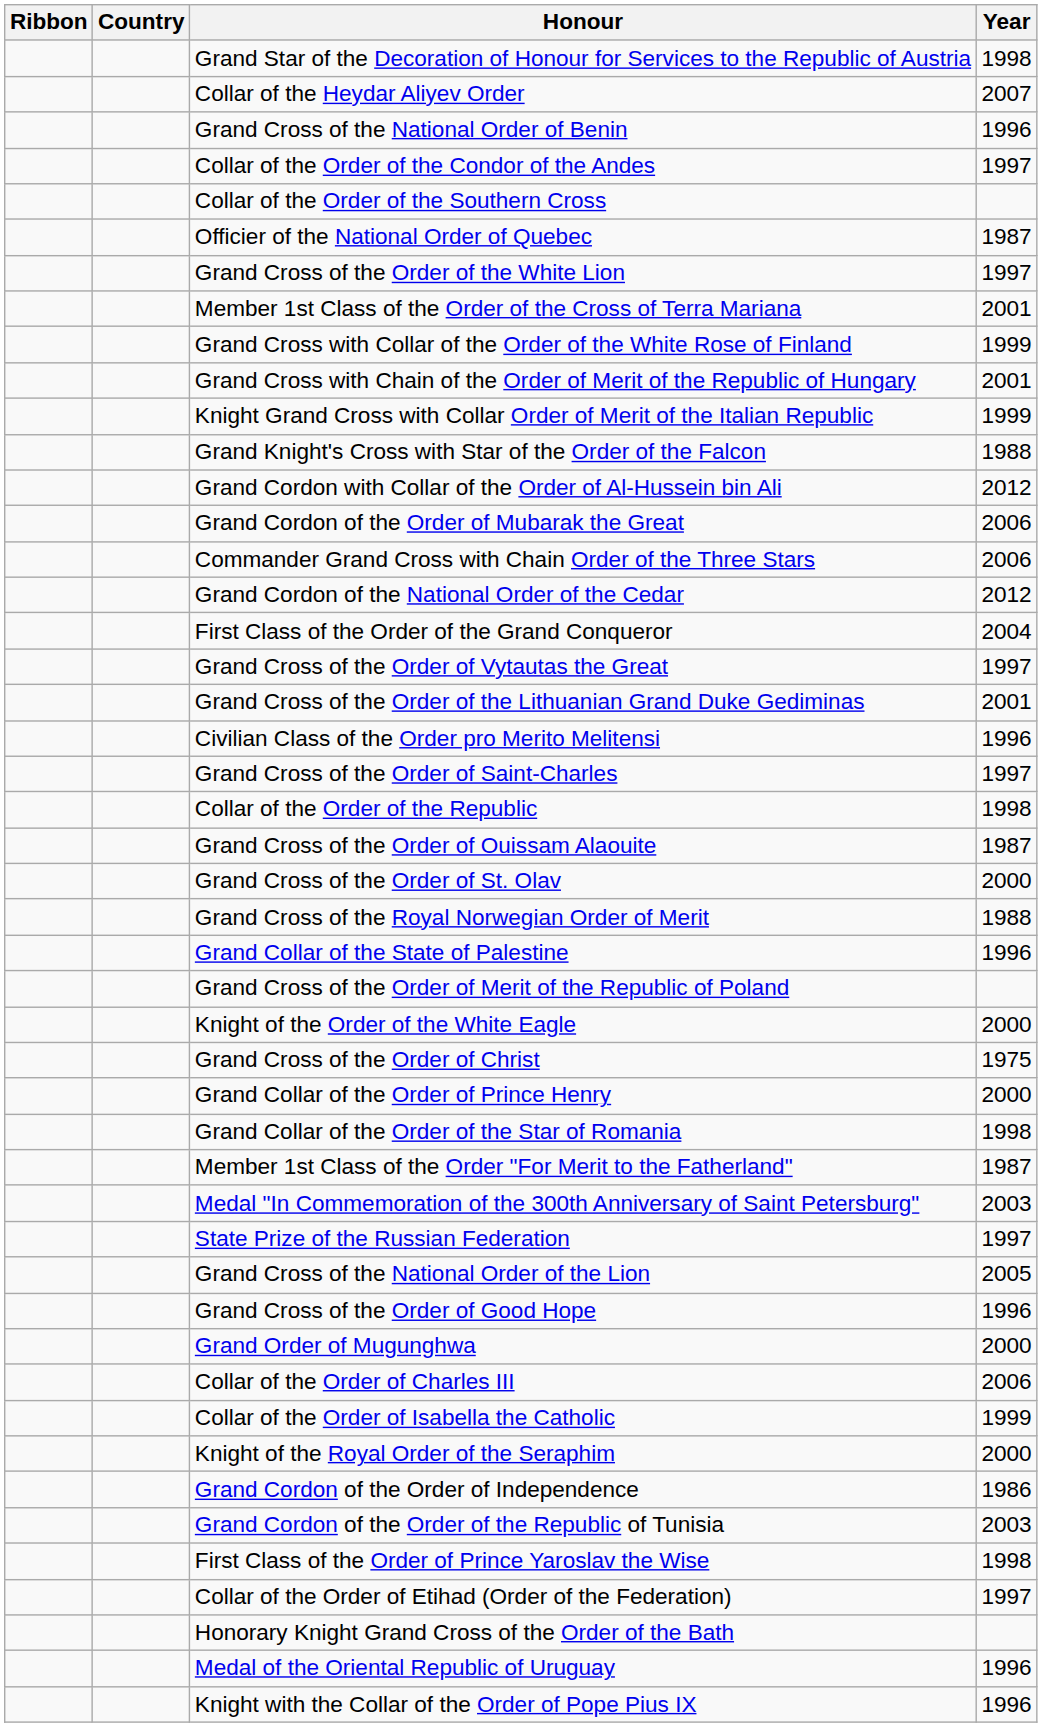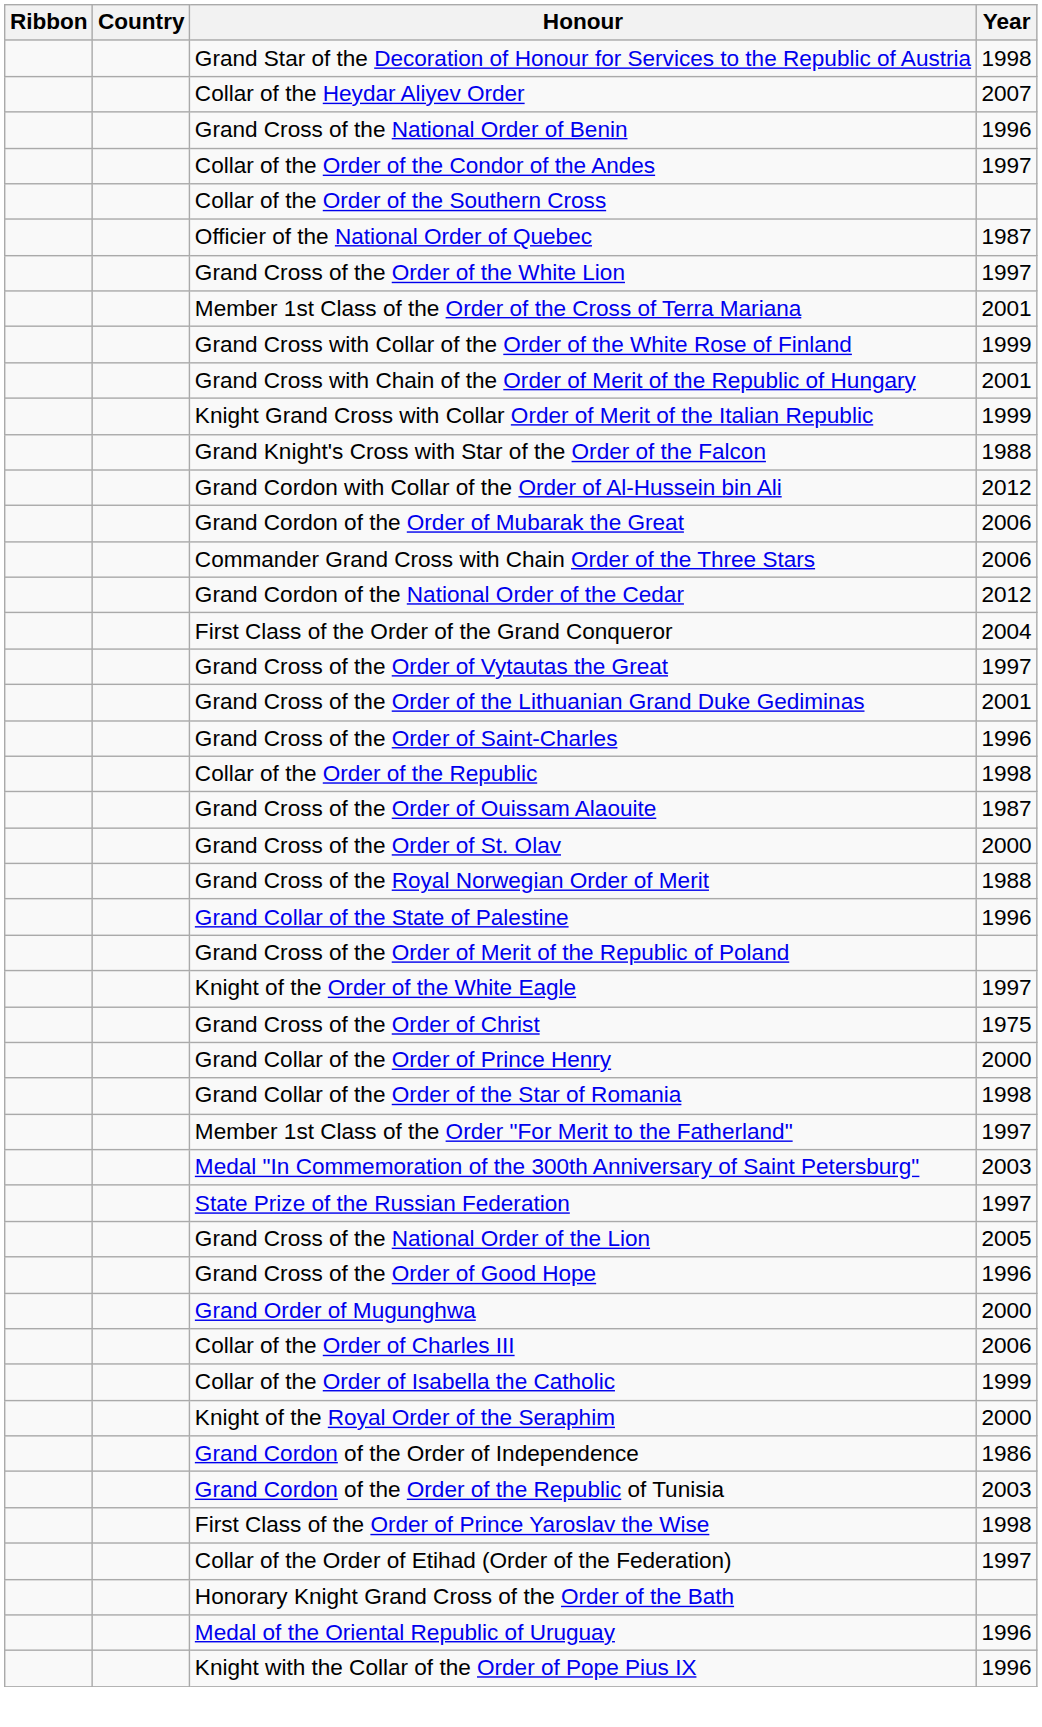- row: (427, 737)
(1007, 773) 1997 -> (1007, 737) 1996
(1007, 1024) 2000 -> (1007, 988) 1997
(1007, 1167) 1987 -> (1007, 1131) 1997
